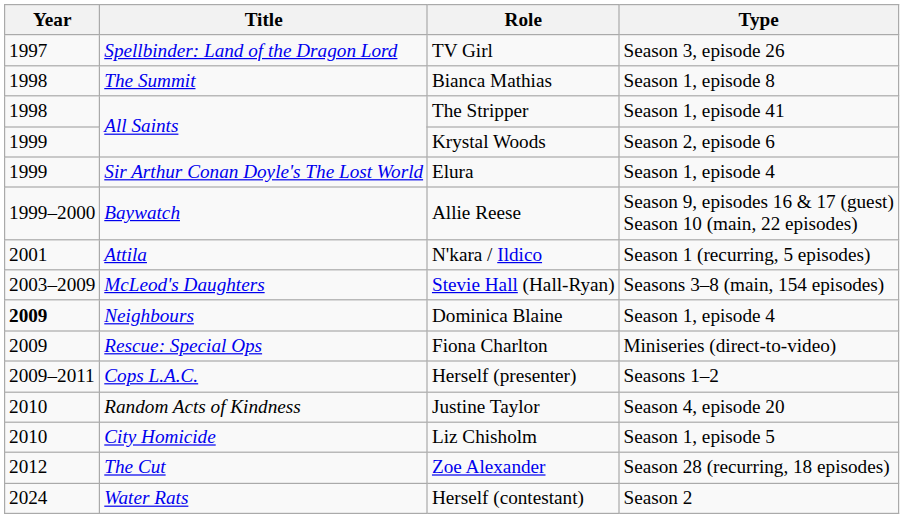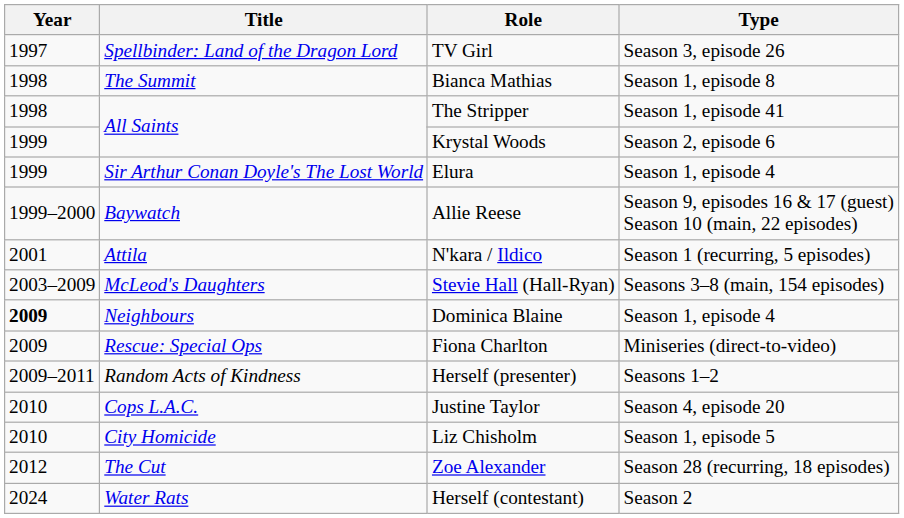(151, 376) Cops L.A.C. -> (202, 376) Random Acts of Kindness
(202, 406) Random Acts of Kindness -> (151, 406) Cops L.A.C.
